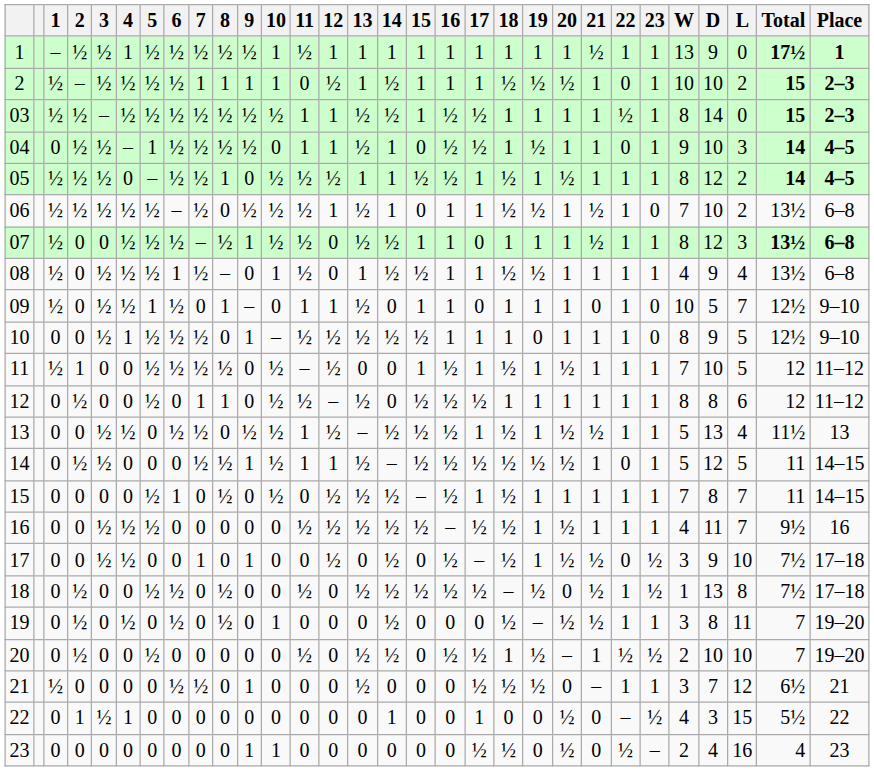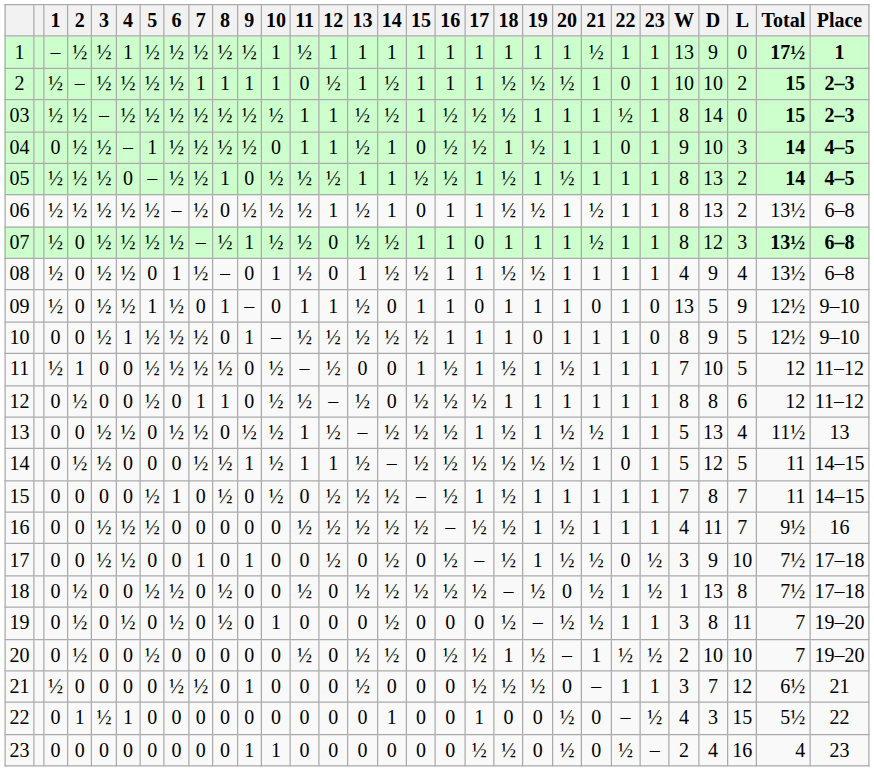(509, 115) 1 -> (509, 115) ½
(713, 178) 12 -> (713, 178) 13
(655, 210) 0 -> (655, 210) 1
(684, 210) 7 -> (684, 210) 8
(713, 210) 10 -> (713, 210) 13
(104, 242) 0 -> (104, 242) ½
(152, 274) ½ -> (152, 274) 0
(684, 305) 10 -> (684, 305) 13
(742, 305) 7 -> (742, 305) 9
